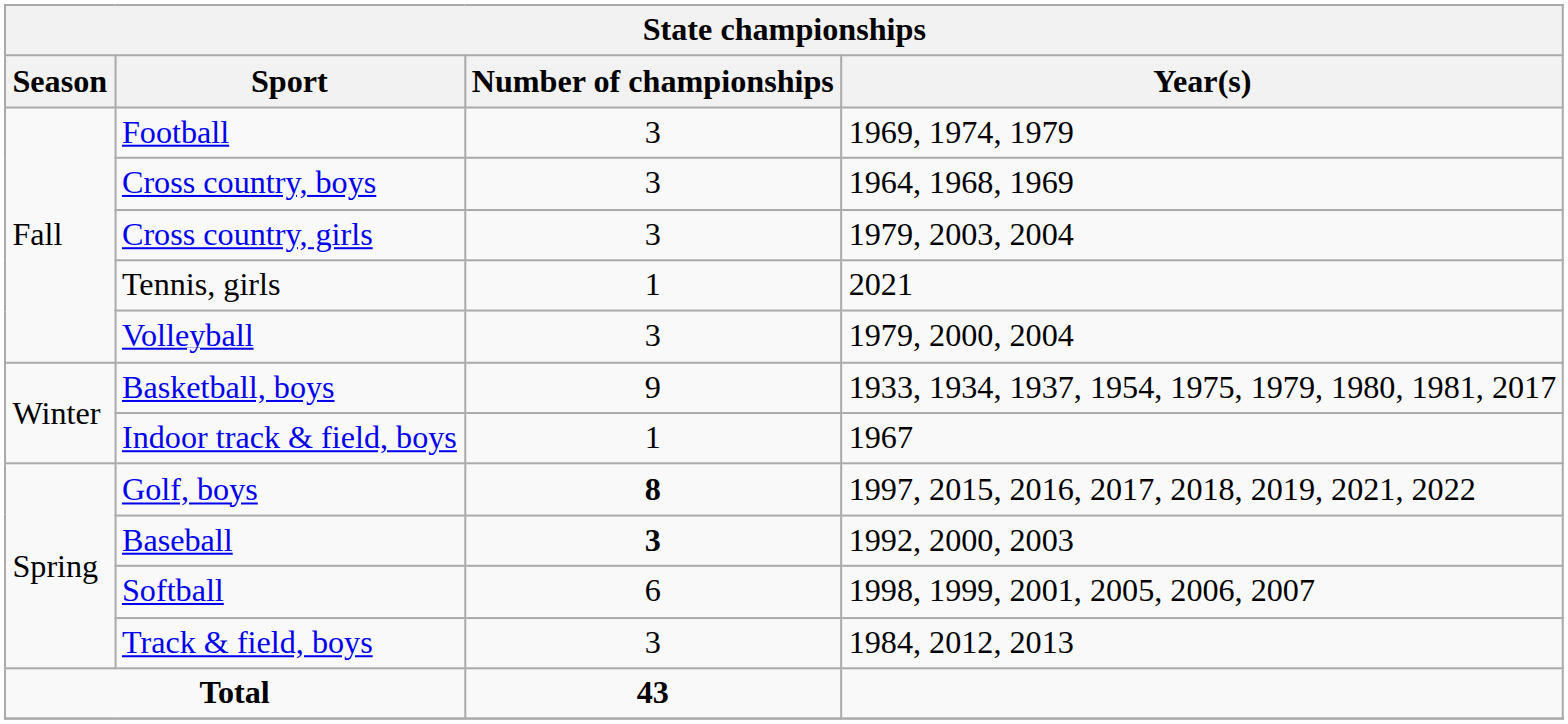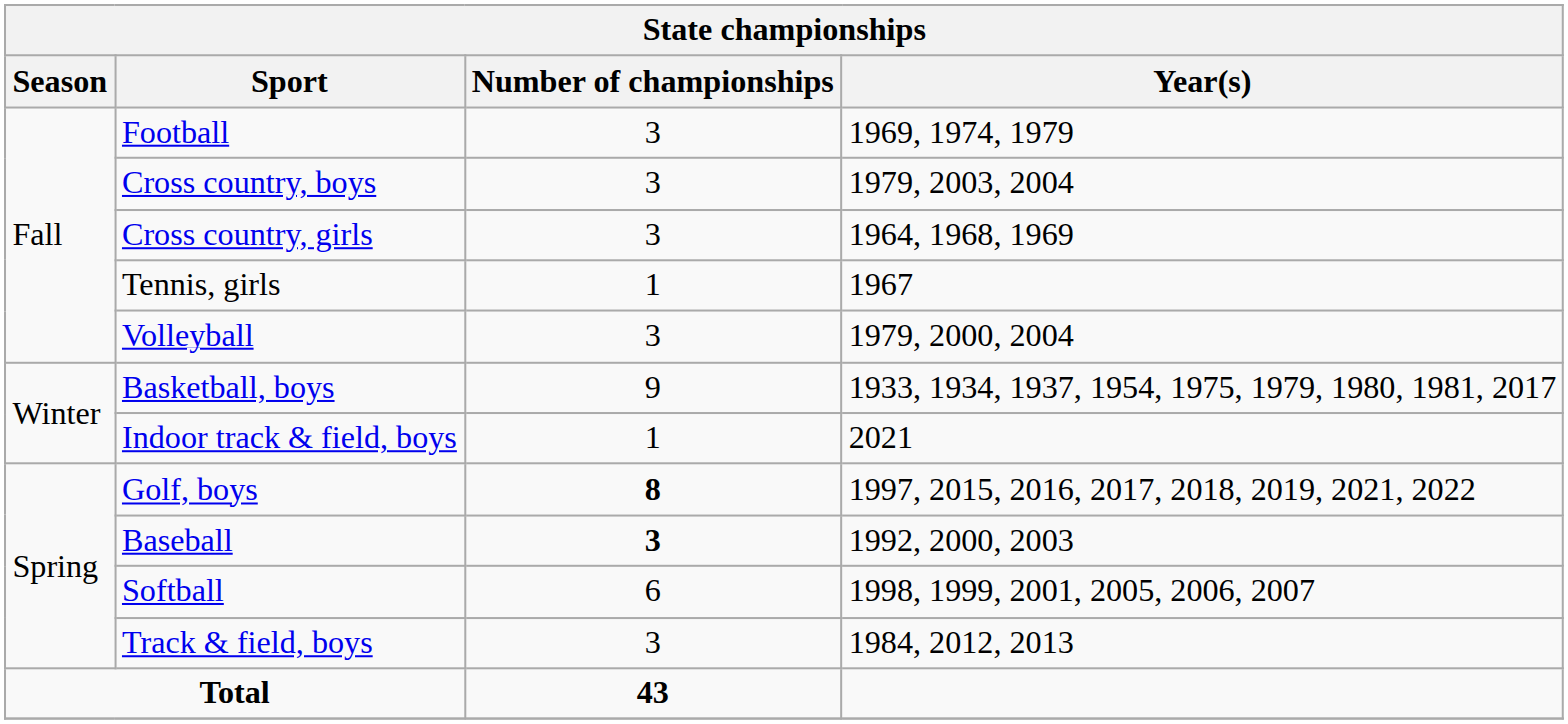(961, 183) 1964, 1968, 1969 -> (961, 183) 1979, 2003, 2004
(961, 234) 1979, 2003, 2004 -> (961, 234) 1964, 1968, 1969
(881, 285) 2021 -> (881, 285) 1967
(881, 438) 1967 -> (881, 438) 2021
